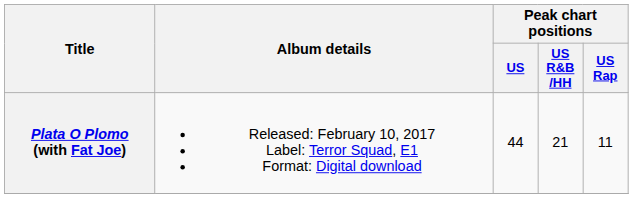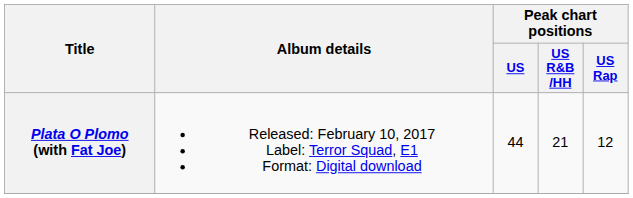(605, 142) 11 -> (605, 142) 12
